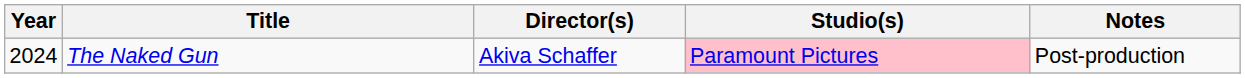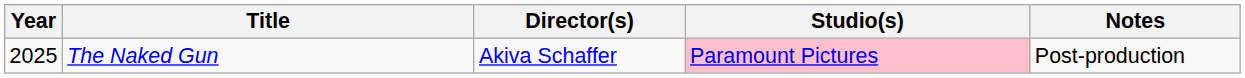(33, 55) 2024 -> (33, 55) 2025
